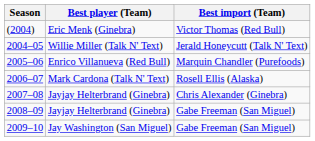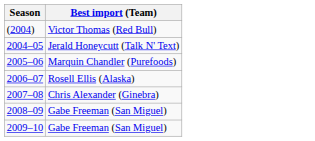- column: (110, 12)
